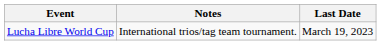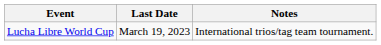columns swapped: (338, 13) <-> (208, 13)
